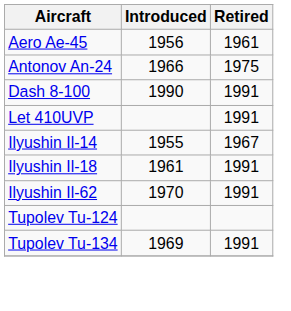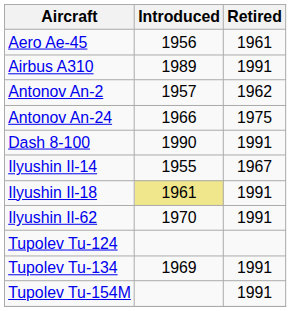+ row: (51, 67)
+ row: (56, 92)
- row: (51, 117)
(166, 167) no background -> (179, 192) khaki background
+ row: (69, 293)
